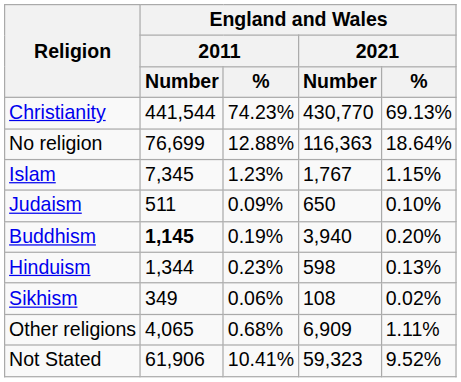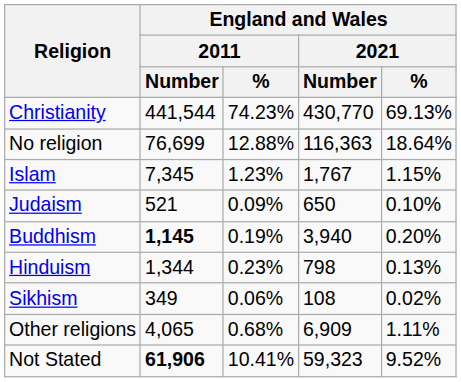(161, 205) 511 -> (161, 205) 521
(319, 267) 598 -> (319, 267) 798
(175, 360) normal -> (175, 360) bold
